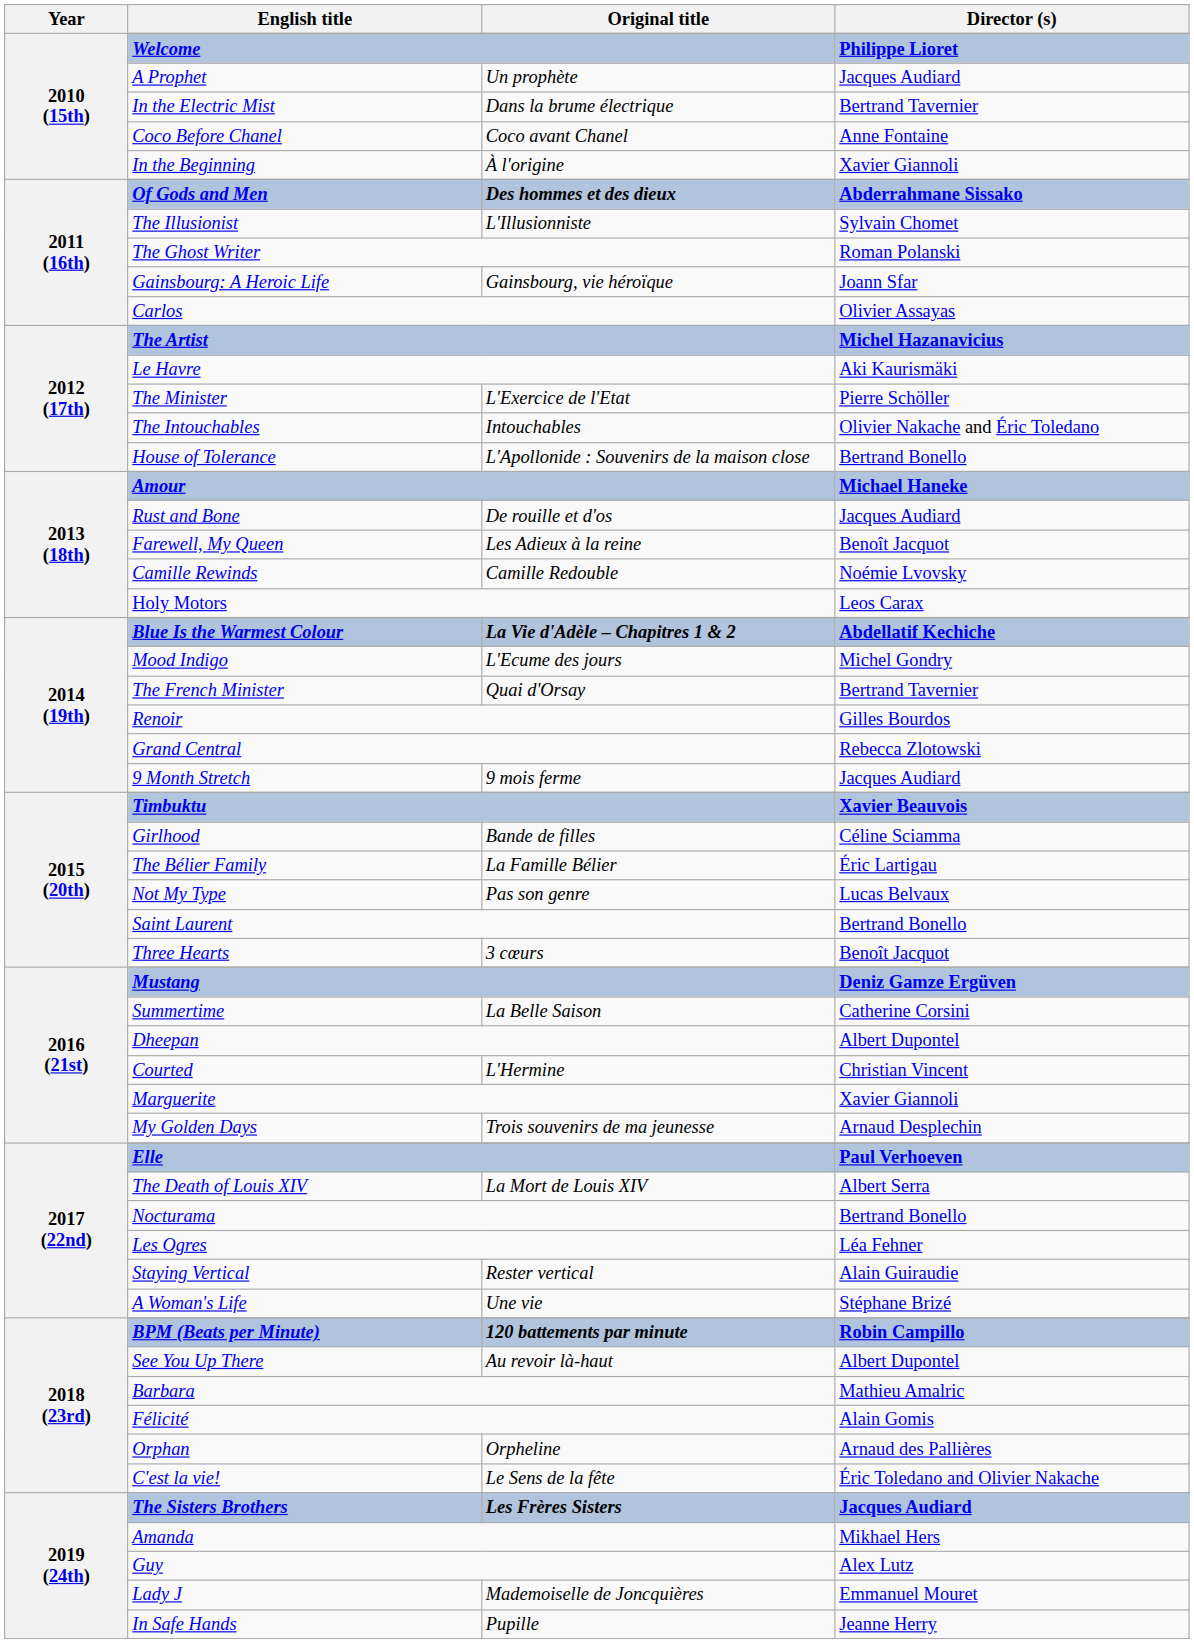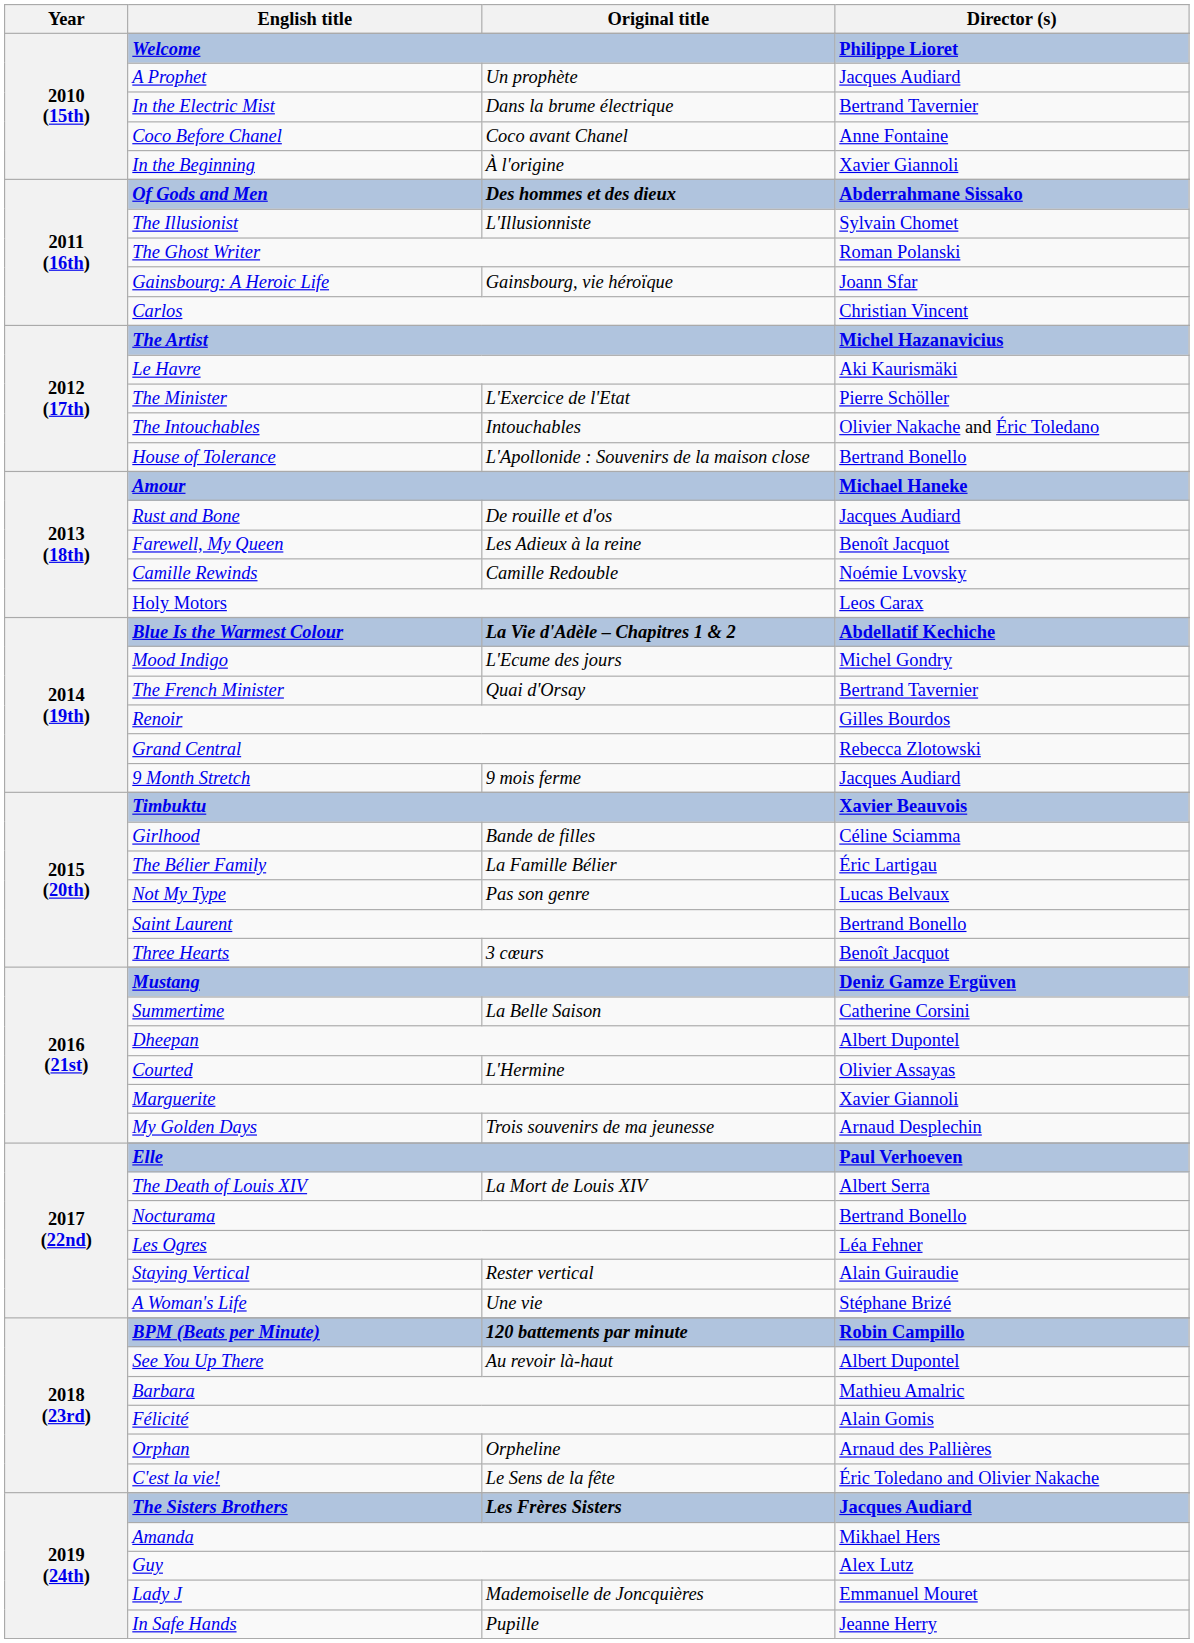(897, 310) Olivier Assayas -> (904, 310) Christian Vincent
(904, 1069) Christian Vincent -> (897, 1069) Olivier Assayas
